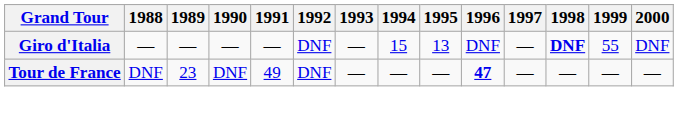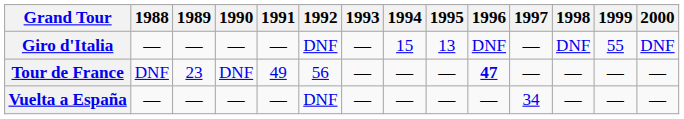(568, 45) bold -> (573, 45) normal
(314, 72) DNF -> (320, 72) 56
+ row: (68, 99)
